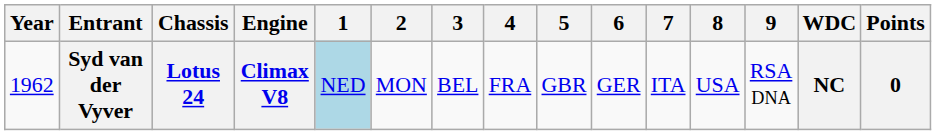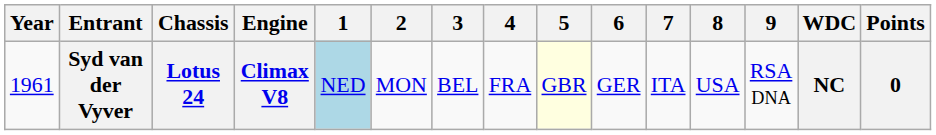(32, 84) 1962 -> (32, 84) 1961
(564, 84) no background -> (564, 84) lightyellow background
